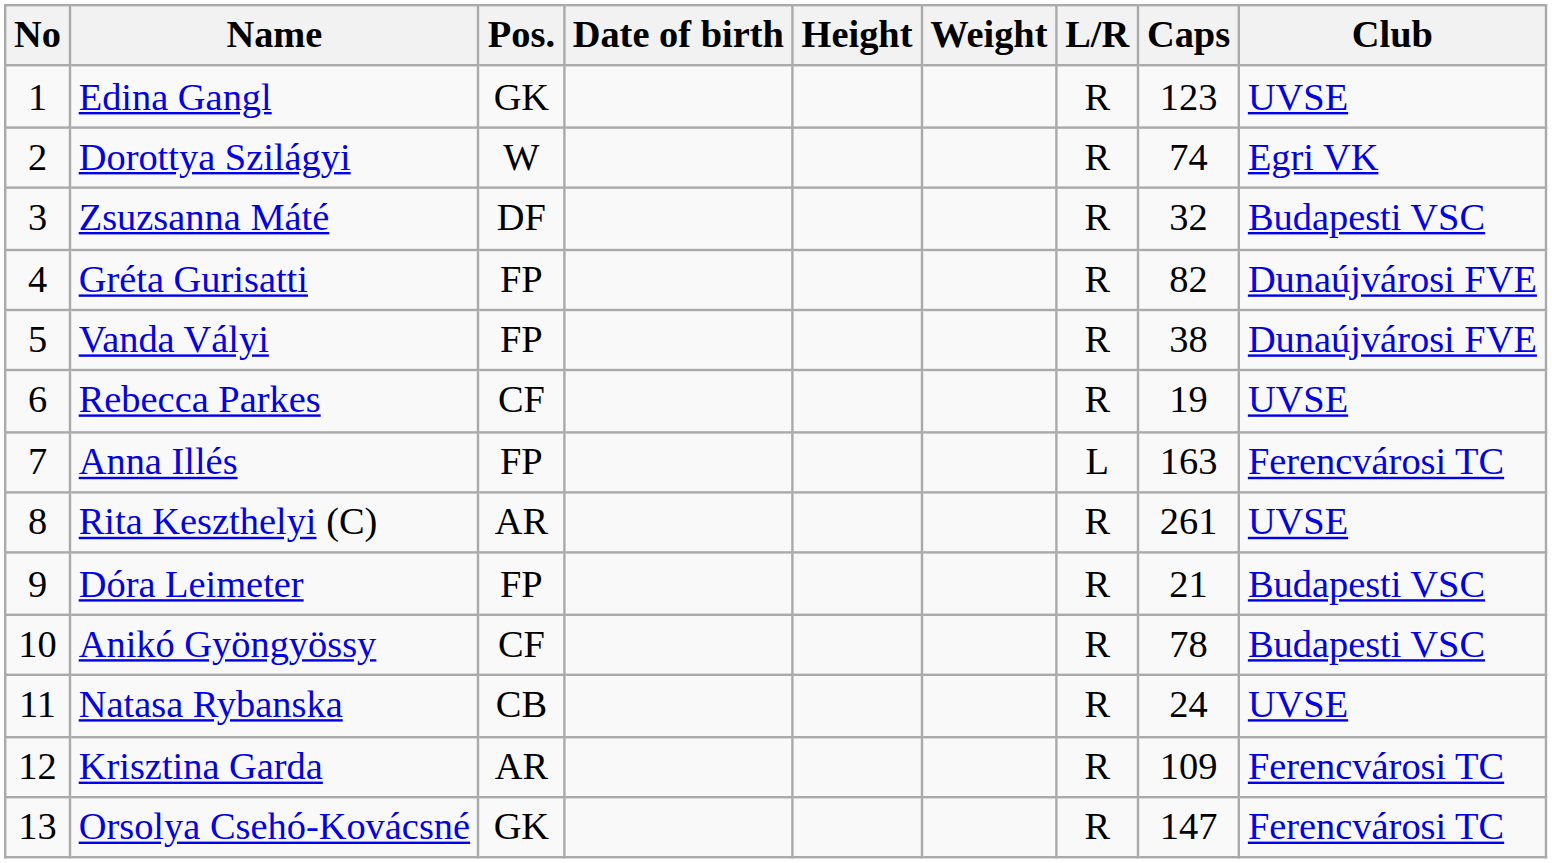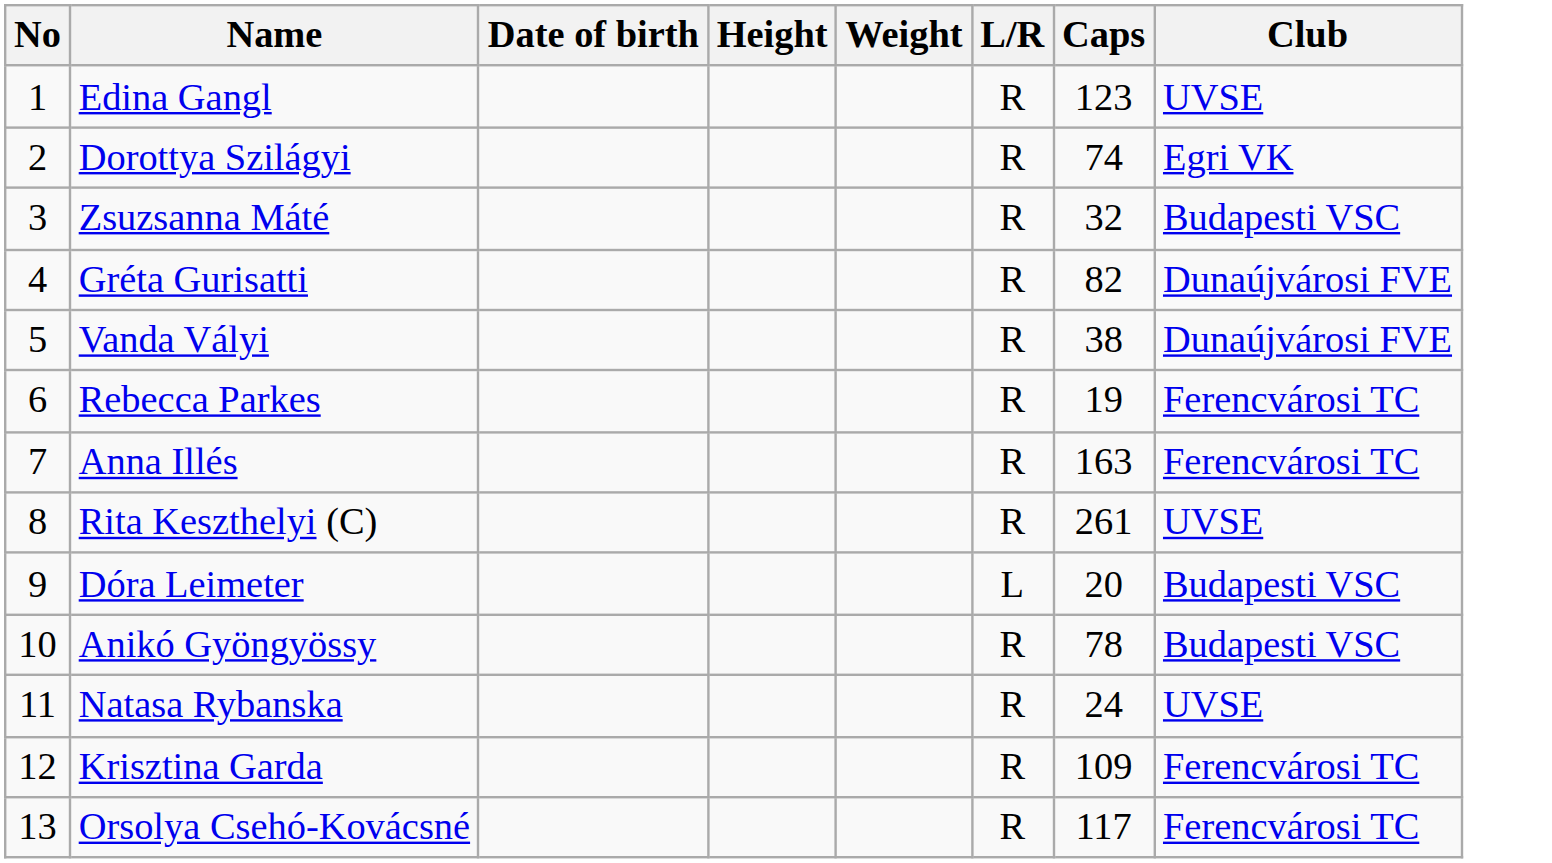- column: (521, 34)
(1298, 400) UVSE -> (1291, 400) Ferencvárosi TC
(1097, 461) L -> (1012, 461) R
(1097, 583) R -> (1012, 583) L
(1189, 583) 21 -> (1104, 583) 20
(1189, 826) 147 -> (1104, 826) 117
